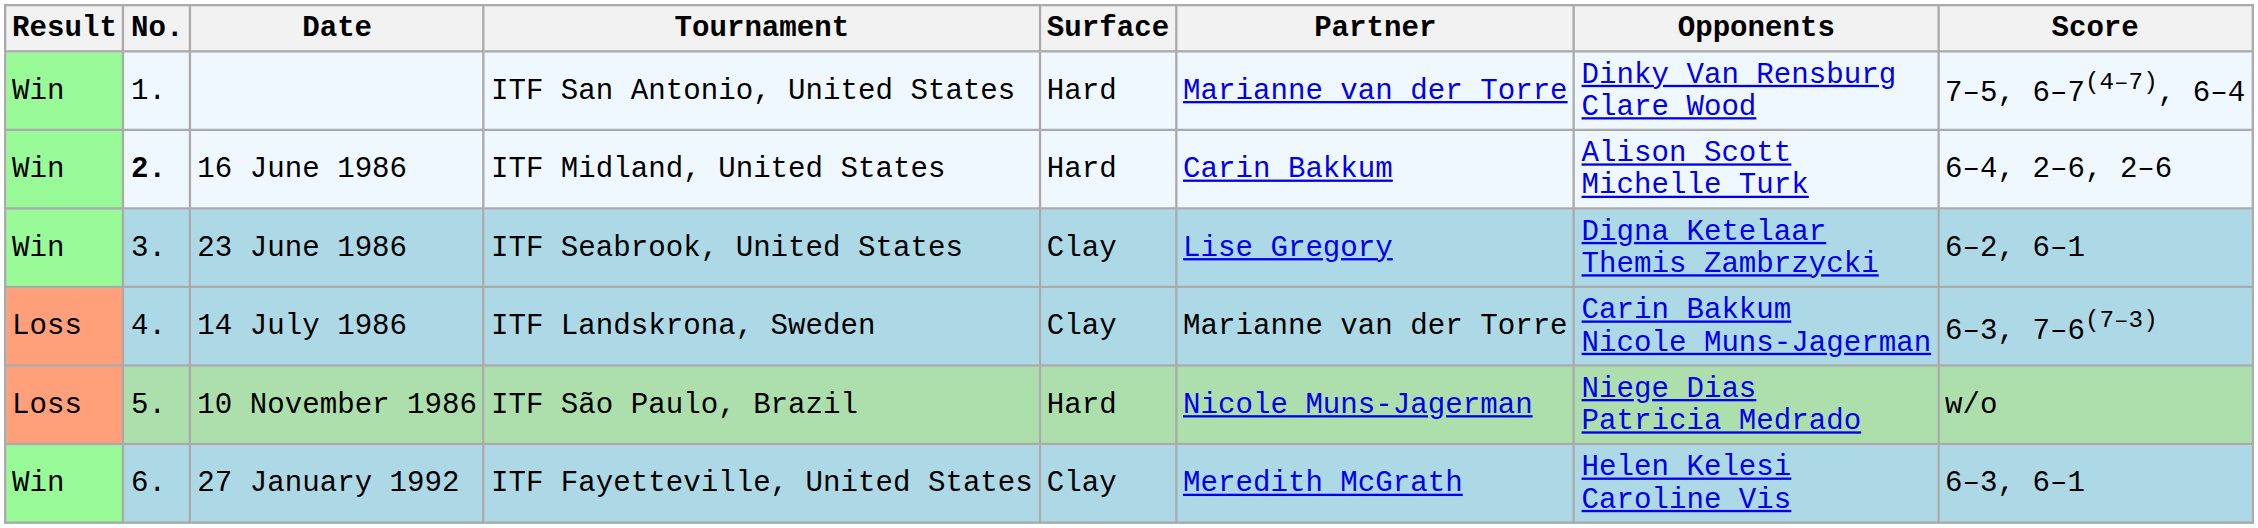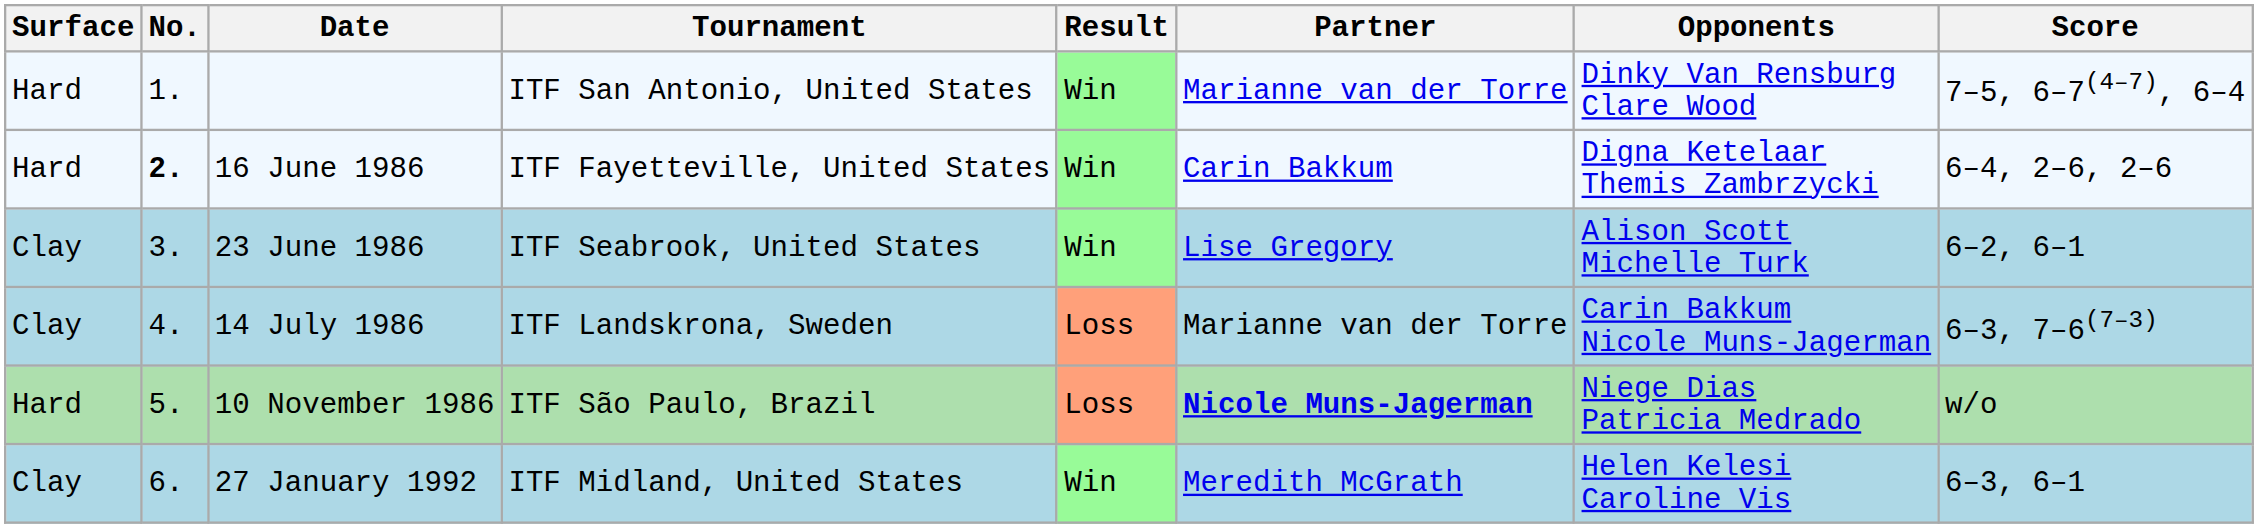columns swapped: (65, 28) <-> (1108, 28)
(718, 169) ITF Midland, United States -> (779, 169) ITF Fayetteville, United States
(1695, 169) Alison Scott Michelle Turk -> (1730, 169) Digna Ketelaar Themis Zambrzycki
(1730, 248) Digna Ketelaar Themis Zambrzycki -> (1695, 248) Alison Scott Michelle Turk
(1358, 405) normal -> (1358, 405) bold
(762, 483) ITF Fayetteville, United States -> (736, 483) ITF Midland, United States
